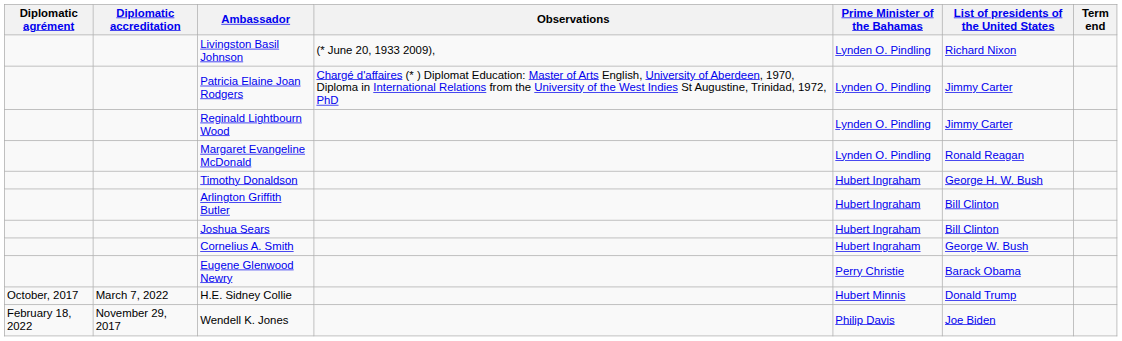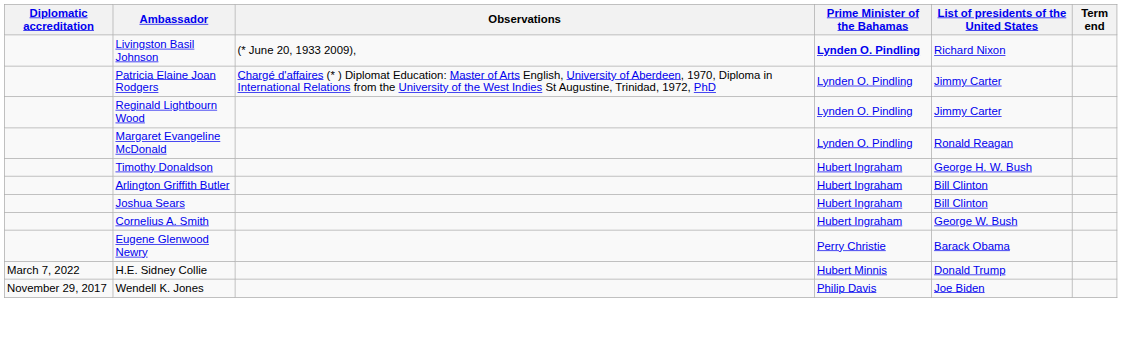- column: (49, 19)
(883, 50) normal -> (869, 50) bold
